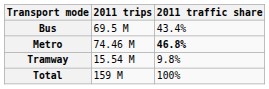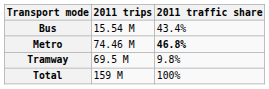(111, 28) 69.5 M -> (114, 28) 15.54 M
(114, 60) 15.54 M -> (111, 60) 69.5 M
